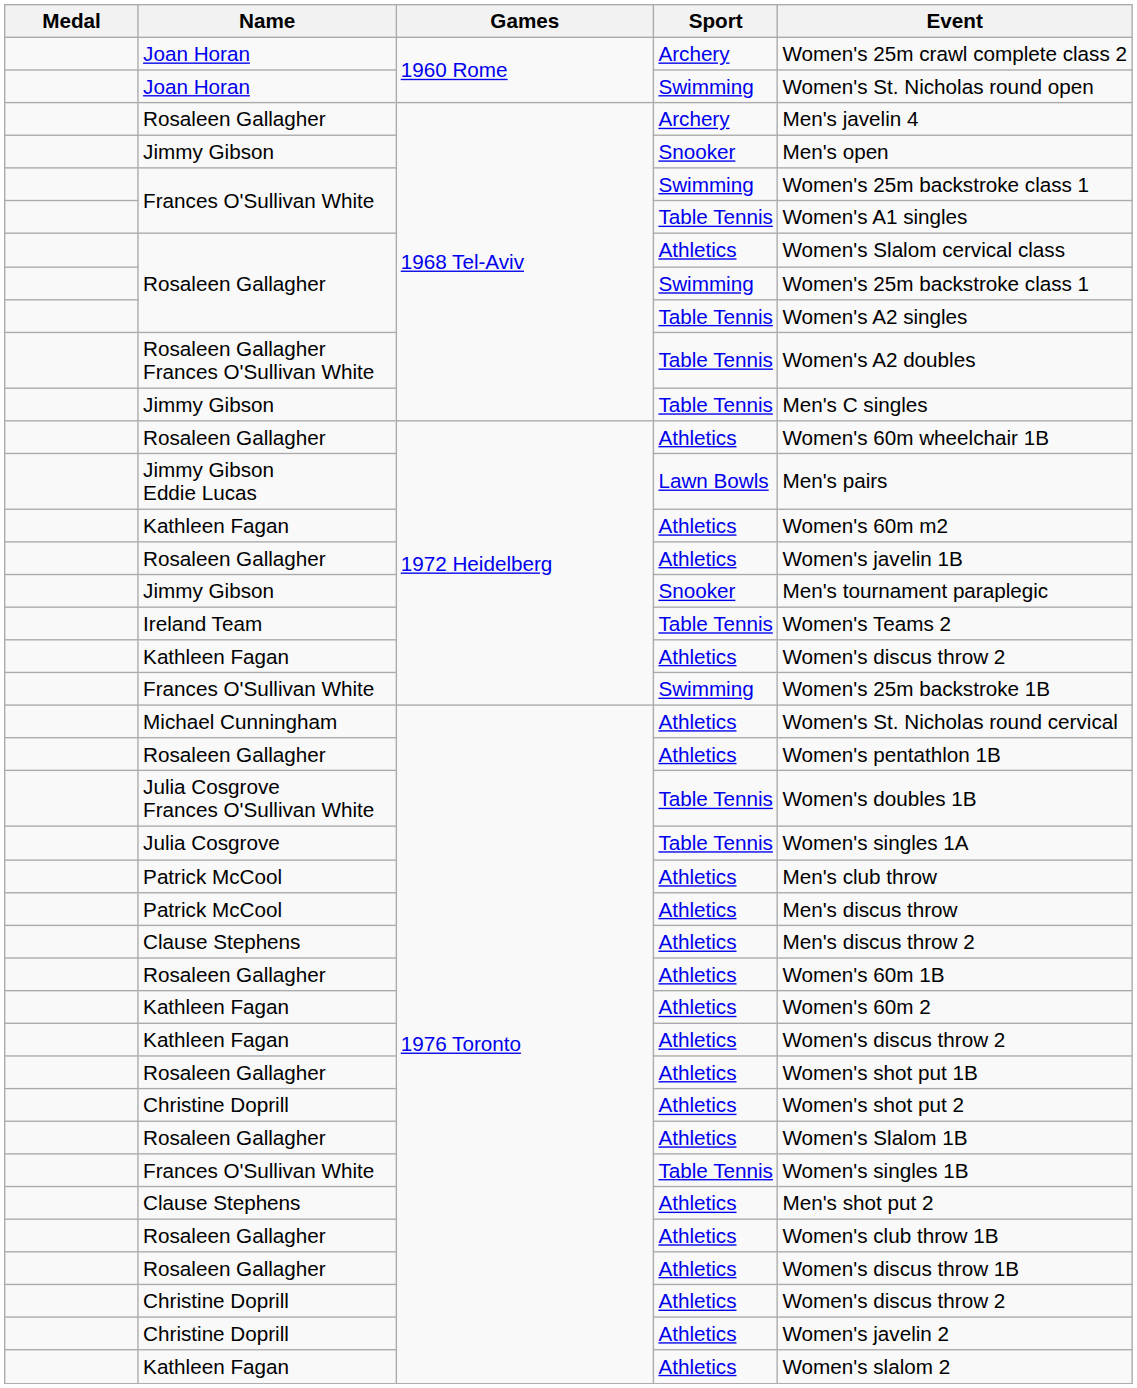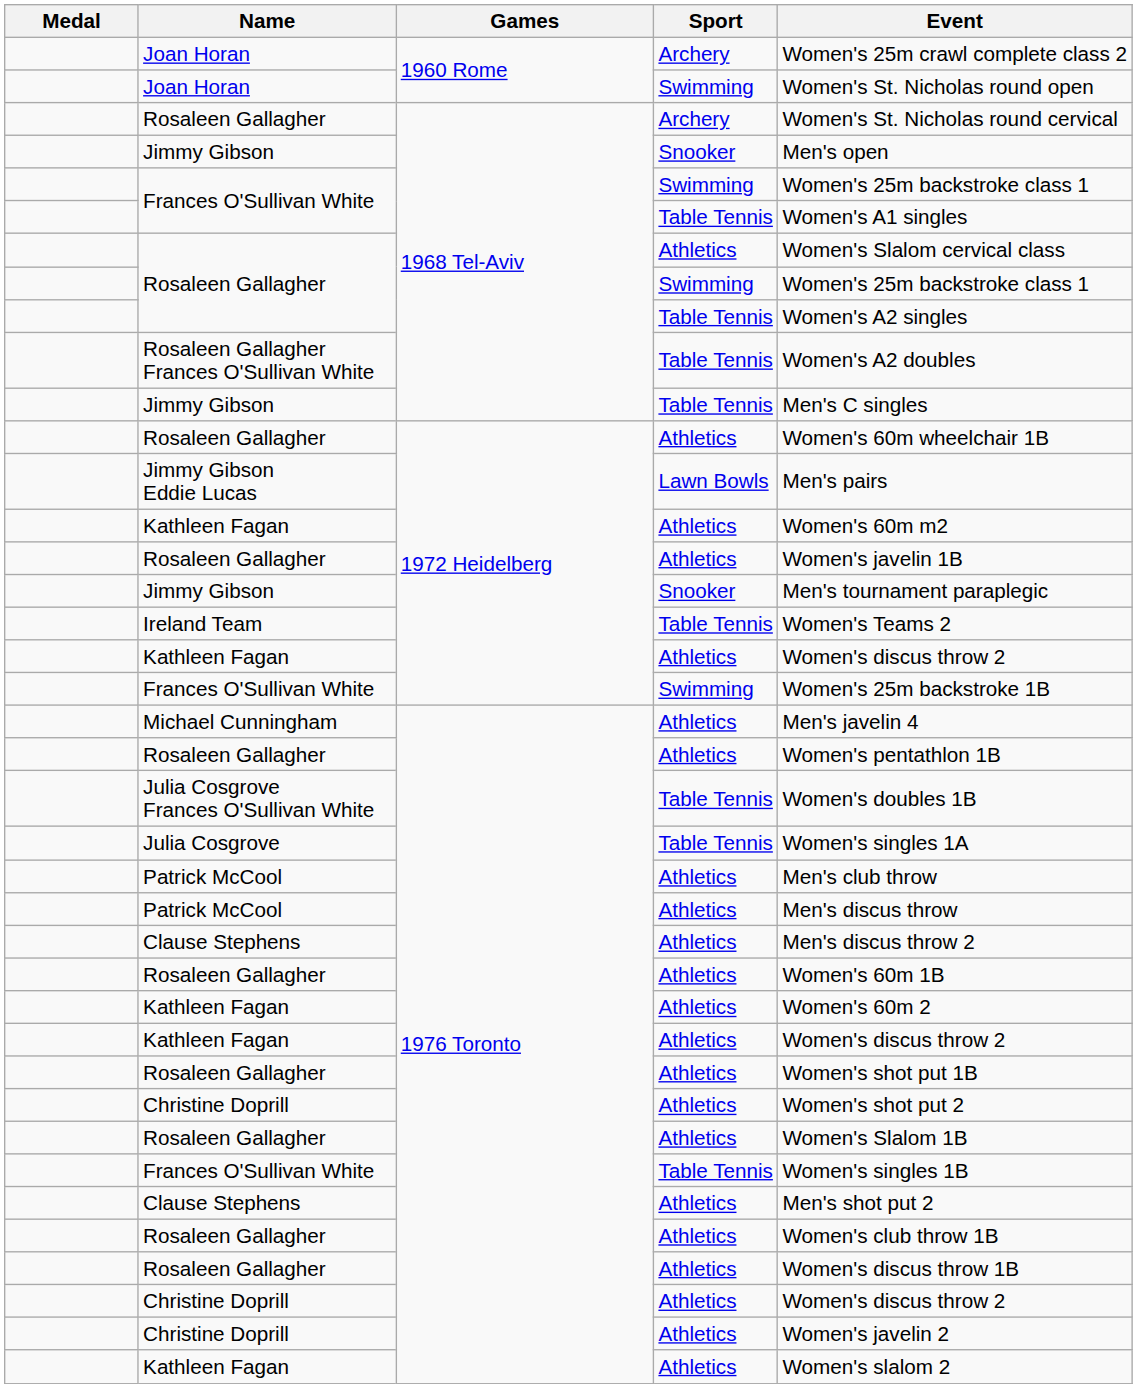(850, 119) Men's javelin 4 -> (950, 119) Women's St. Nicholas round cervical
(950, 722) Women's St. Nicholas round cervical -> (850, 722) Men's javelin 4
